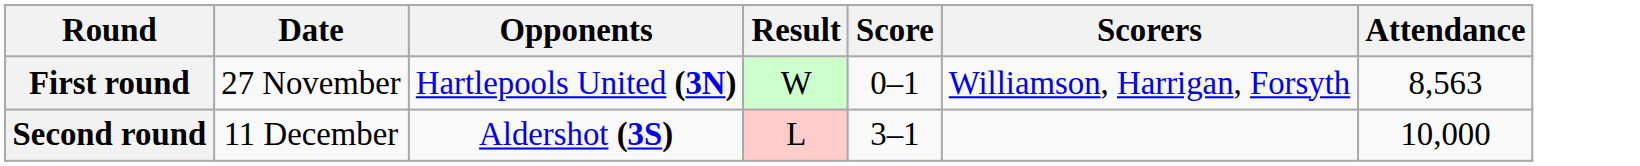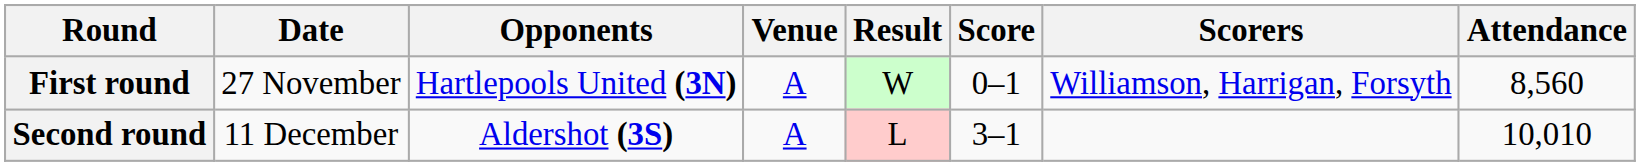+ column: (795, 30)
(1446, 82) 8,563 -> (1547, 82) 8,560
(1446, 134) 10,000 -> (1547, 134) 10,010
